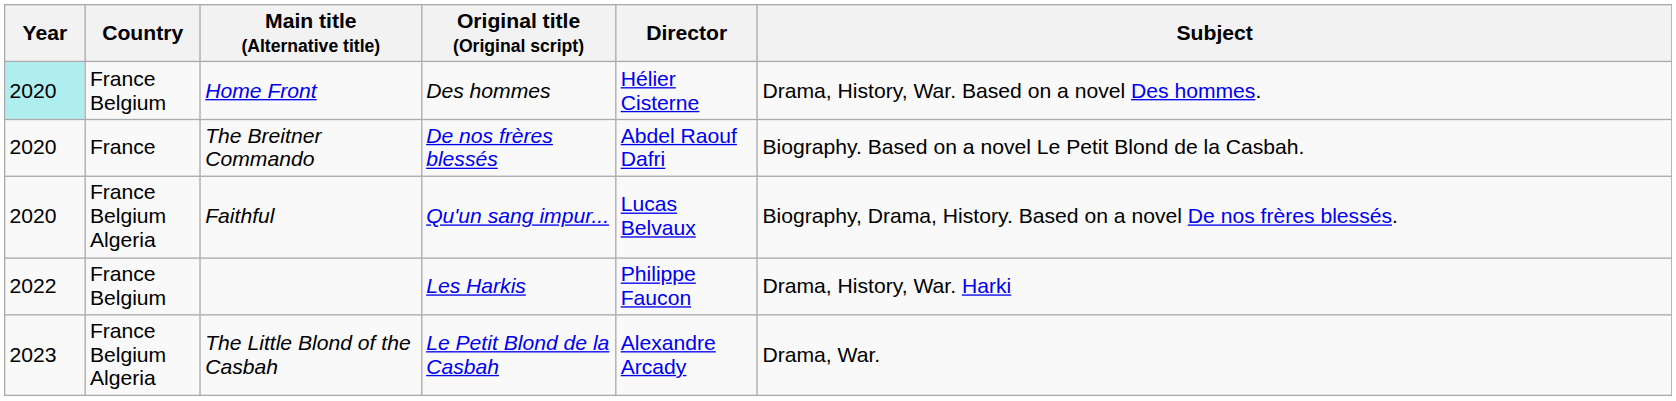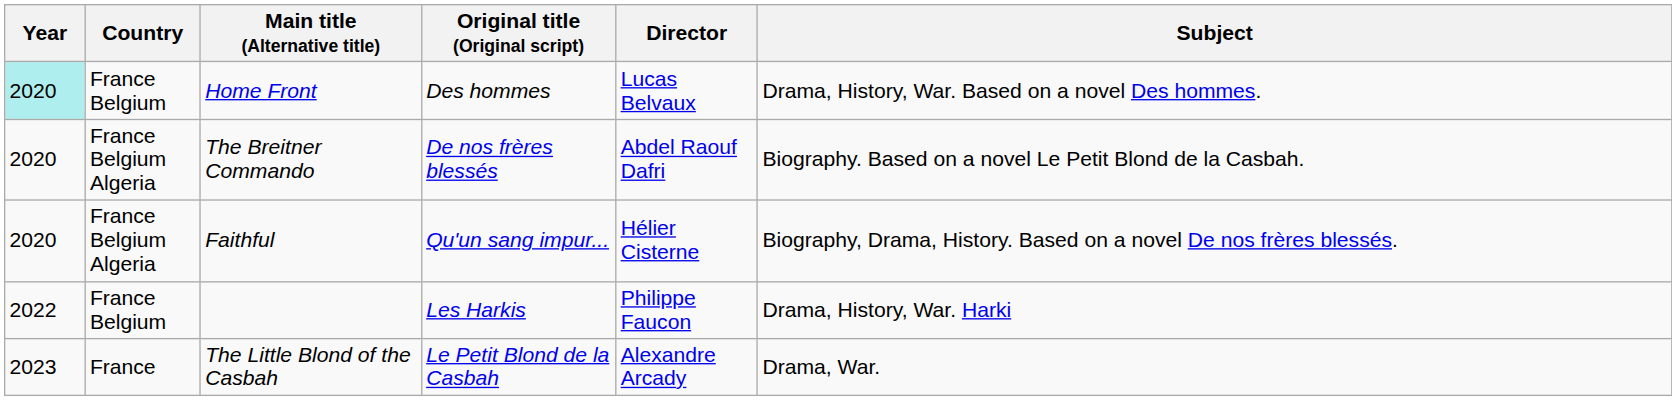(660, 90) Hélier Cisterne -> (658, 90) Lucas Belvaux
(123, 147) France -> (128, 159) France Belgium Algeria
(658, 216) Lucas Belvaux -> (660, 240) Hélier Cisterne
(128, 355) France Belgium Algeria -> (123, 366) France
